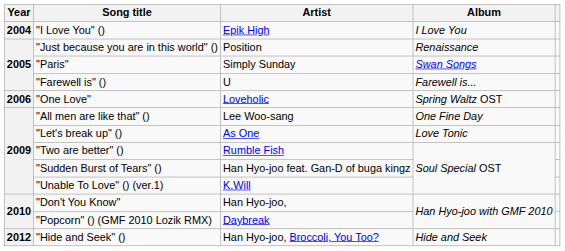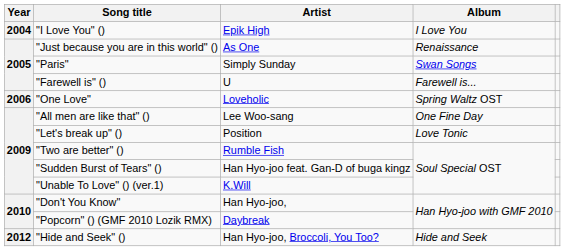(242, 47) Position -> (241, 47) As One
(241, 133) As One -> (242, 133) Position
